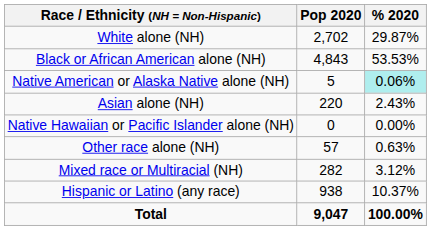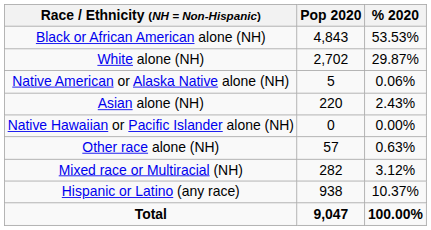rows swapped: (151, 37) <-> (151, 59)
(395, 81) paleturquoise background -> (395, 81) no background
